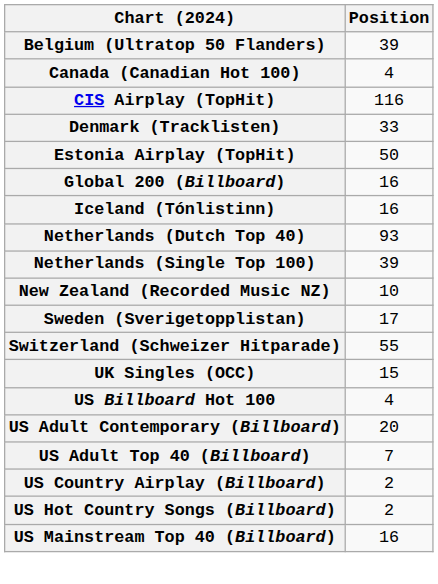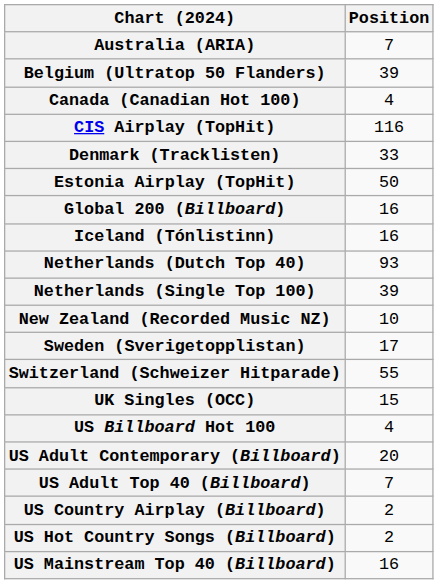+ row: (175, 46)
